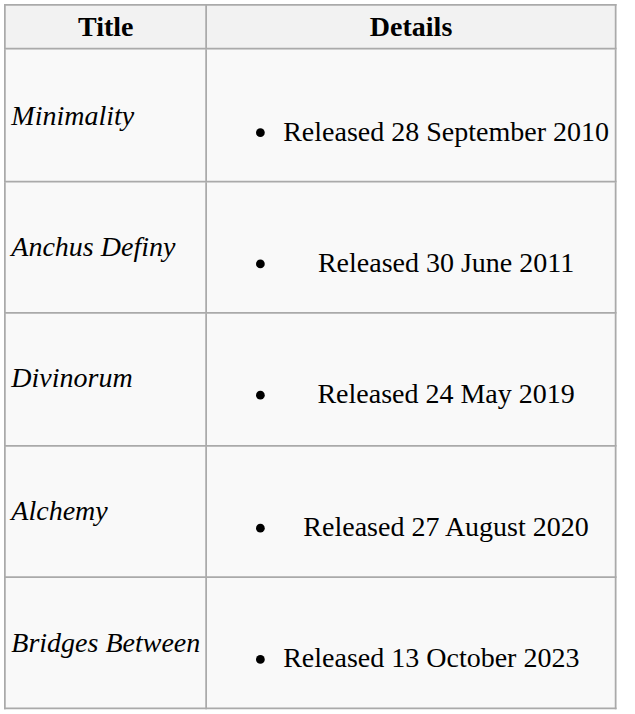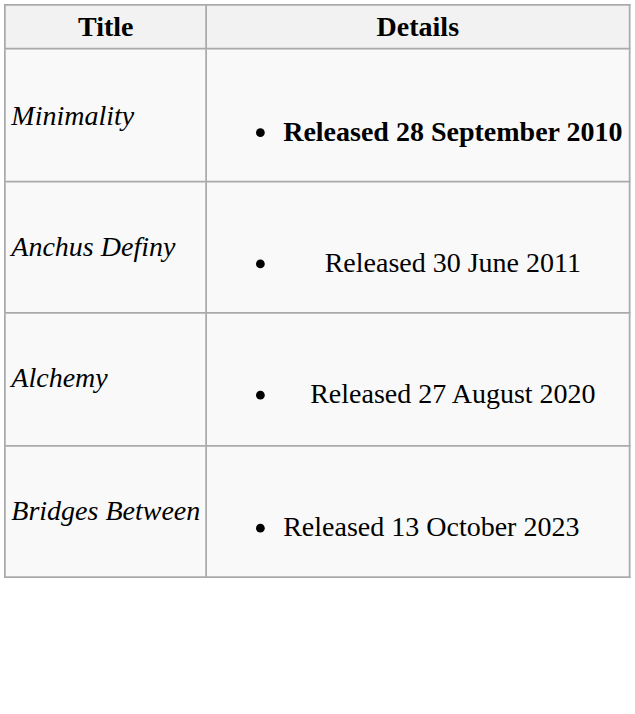(411, 131) normal -> (418, 131) bold
- row: (72, 378)
